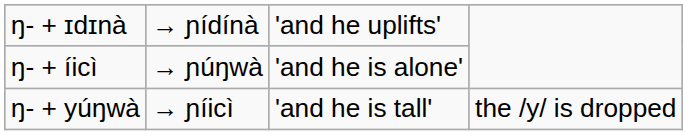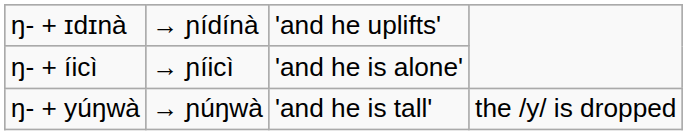(207, 66) → ɲúŋwà -> (193, 66) → ɲíicì
(193, 108) → ɲíicì -> (207, 108) → ɲúŋwà
